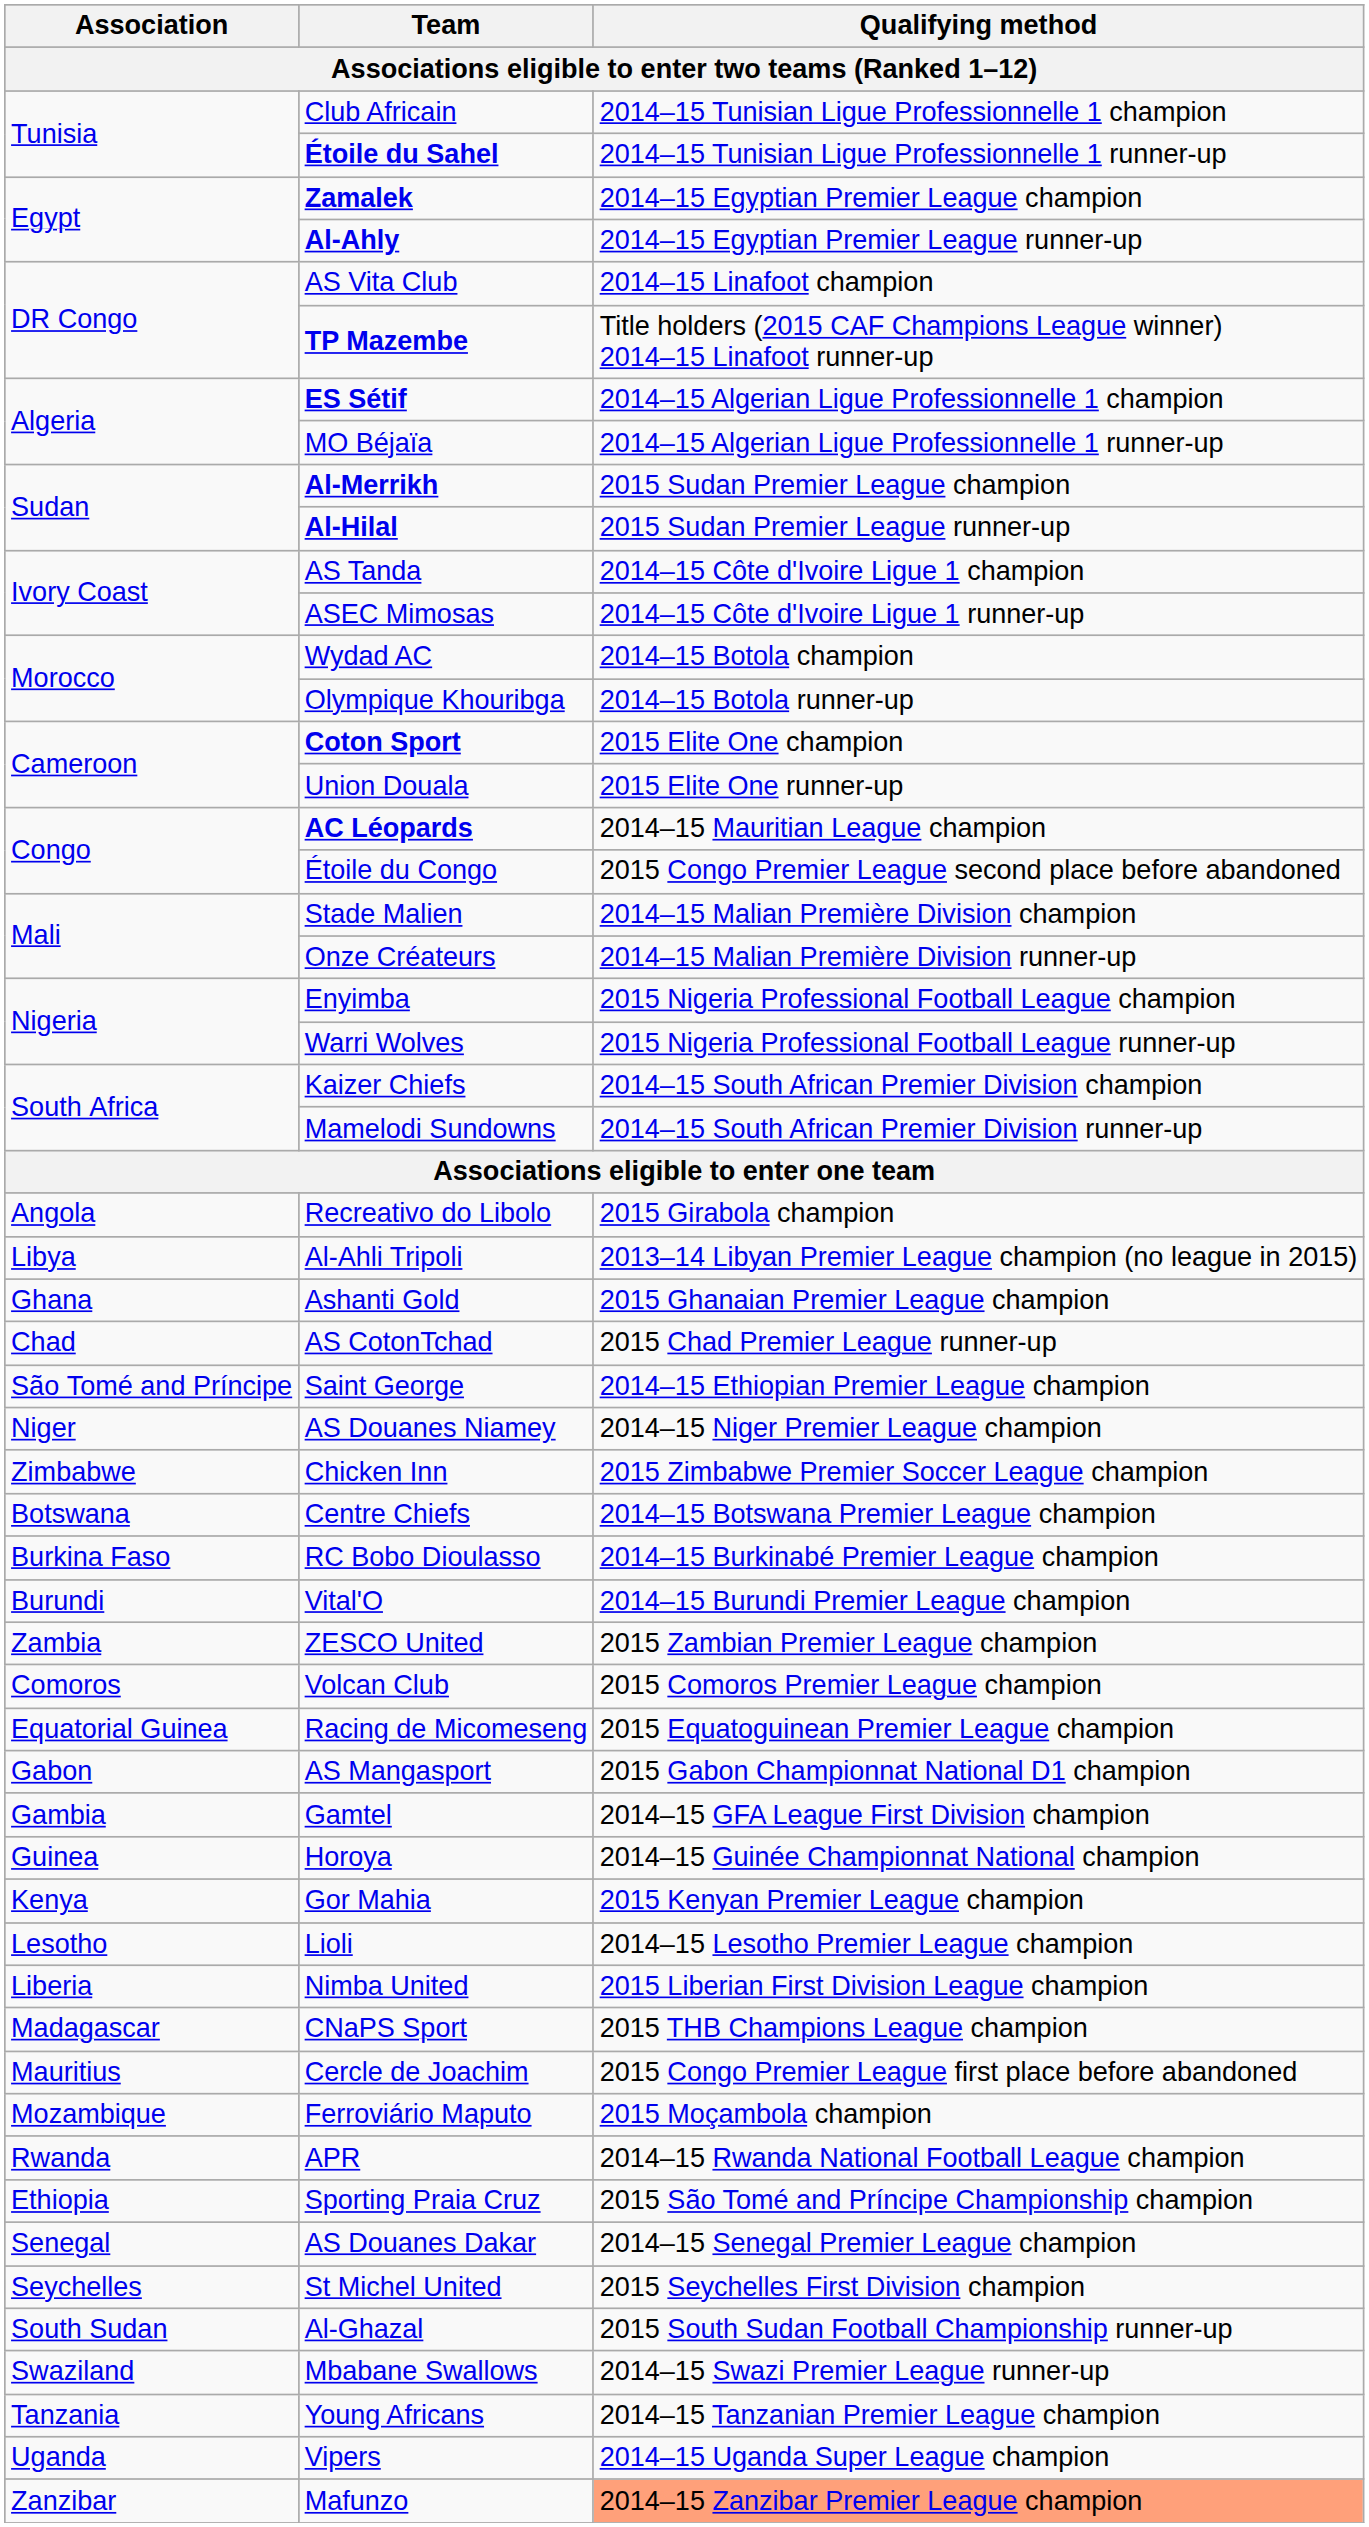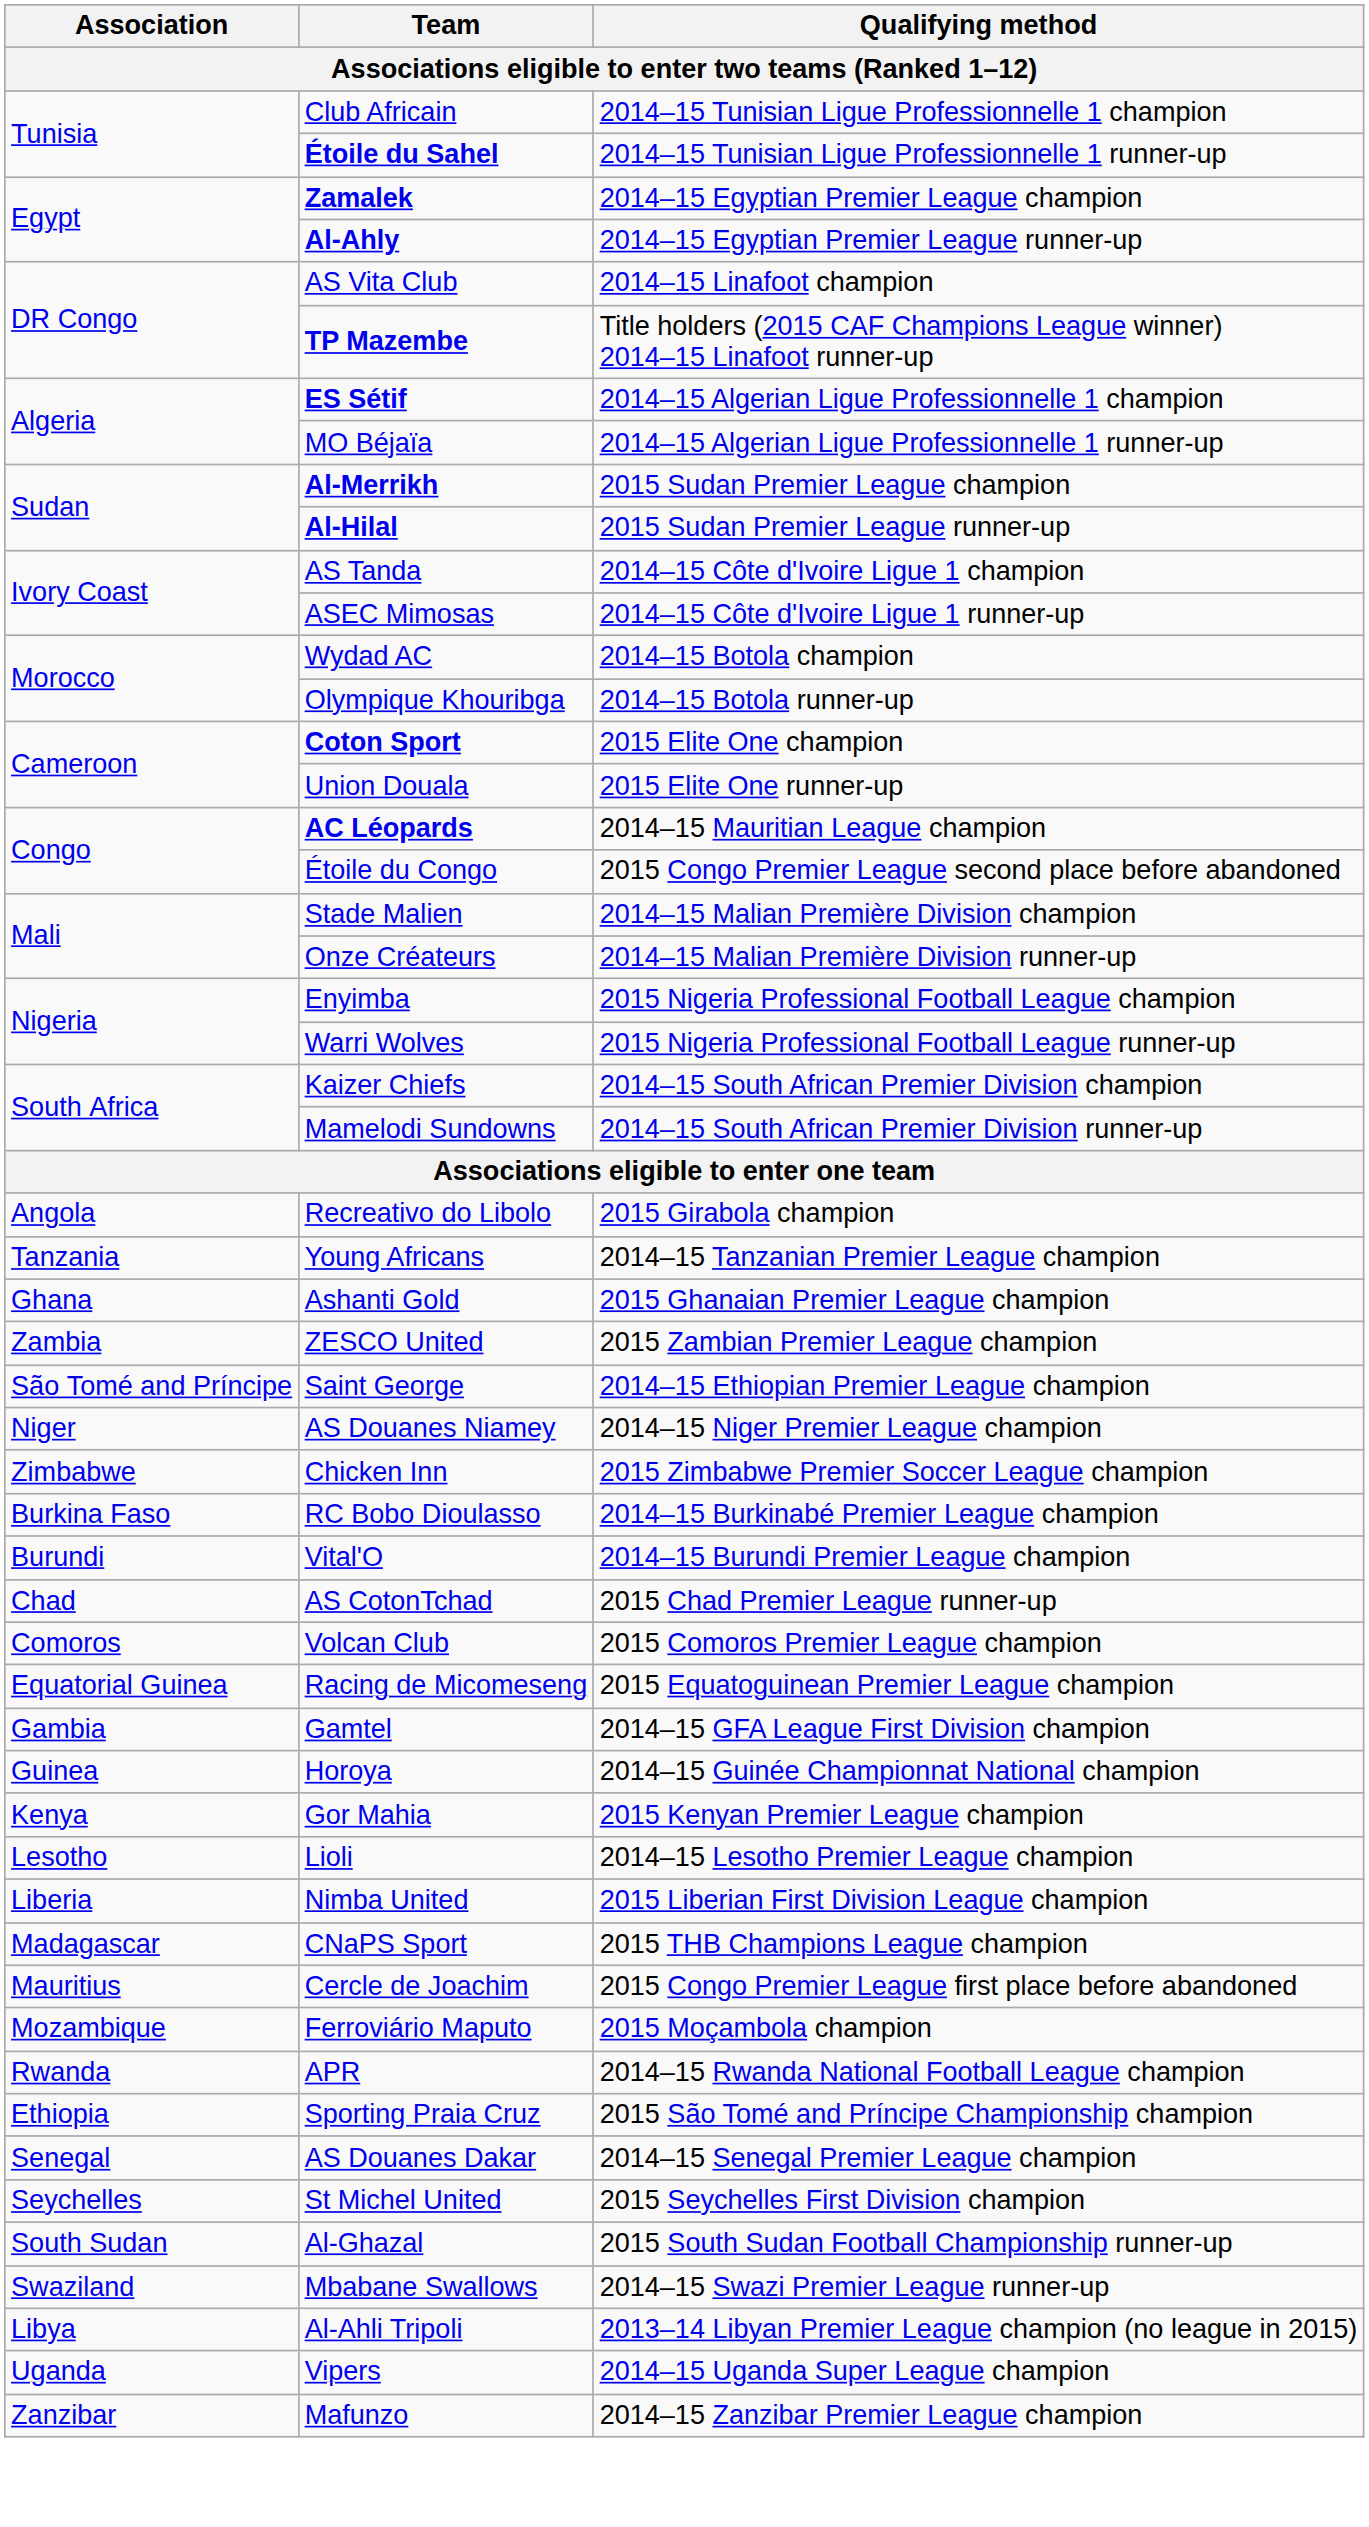rows swapped: (384, 1257) <-> (394, 2414)
rows swapped: (394, 1643) <-> (399, 1342)
- row: (387, 1514)
- row: (398, 1771)
(871, 2500) lightsalmon background -> (871, 2414) no background
